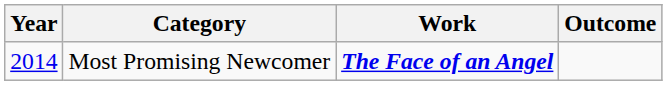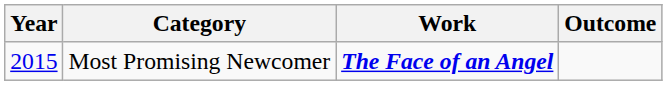(34, 60) 2014 -> (34, 60) 2015
